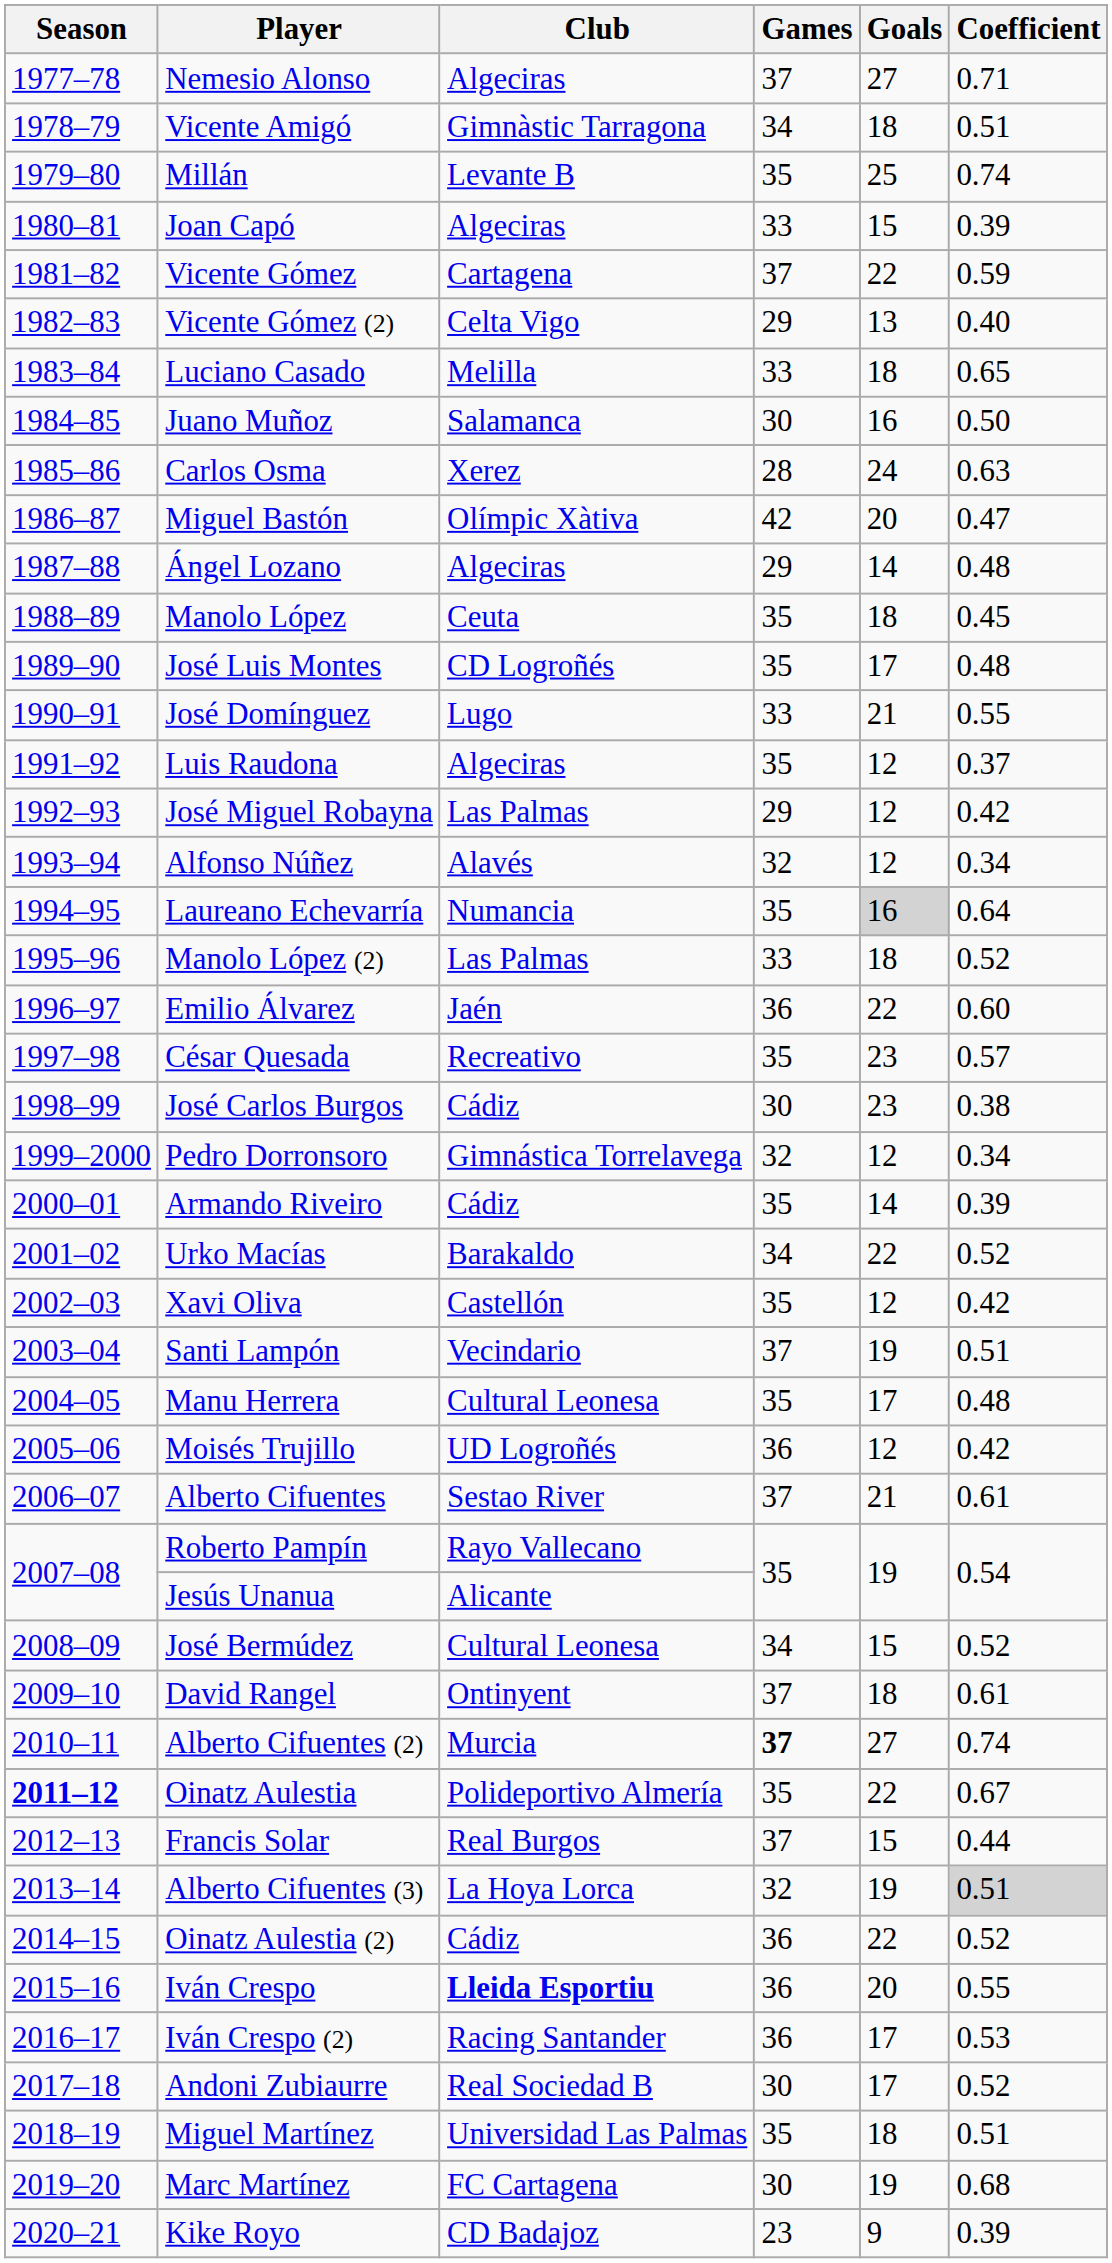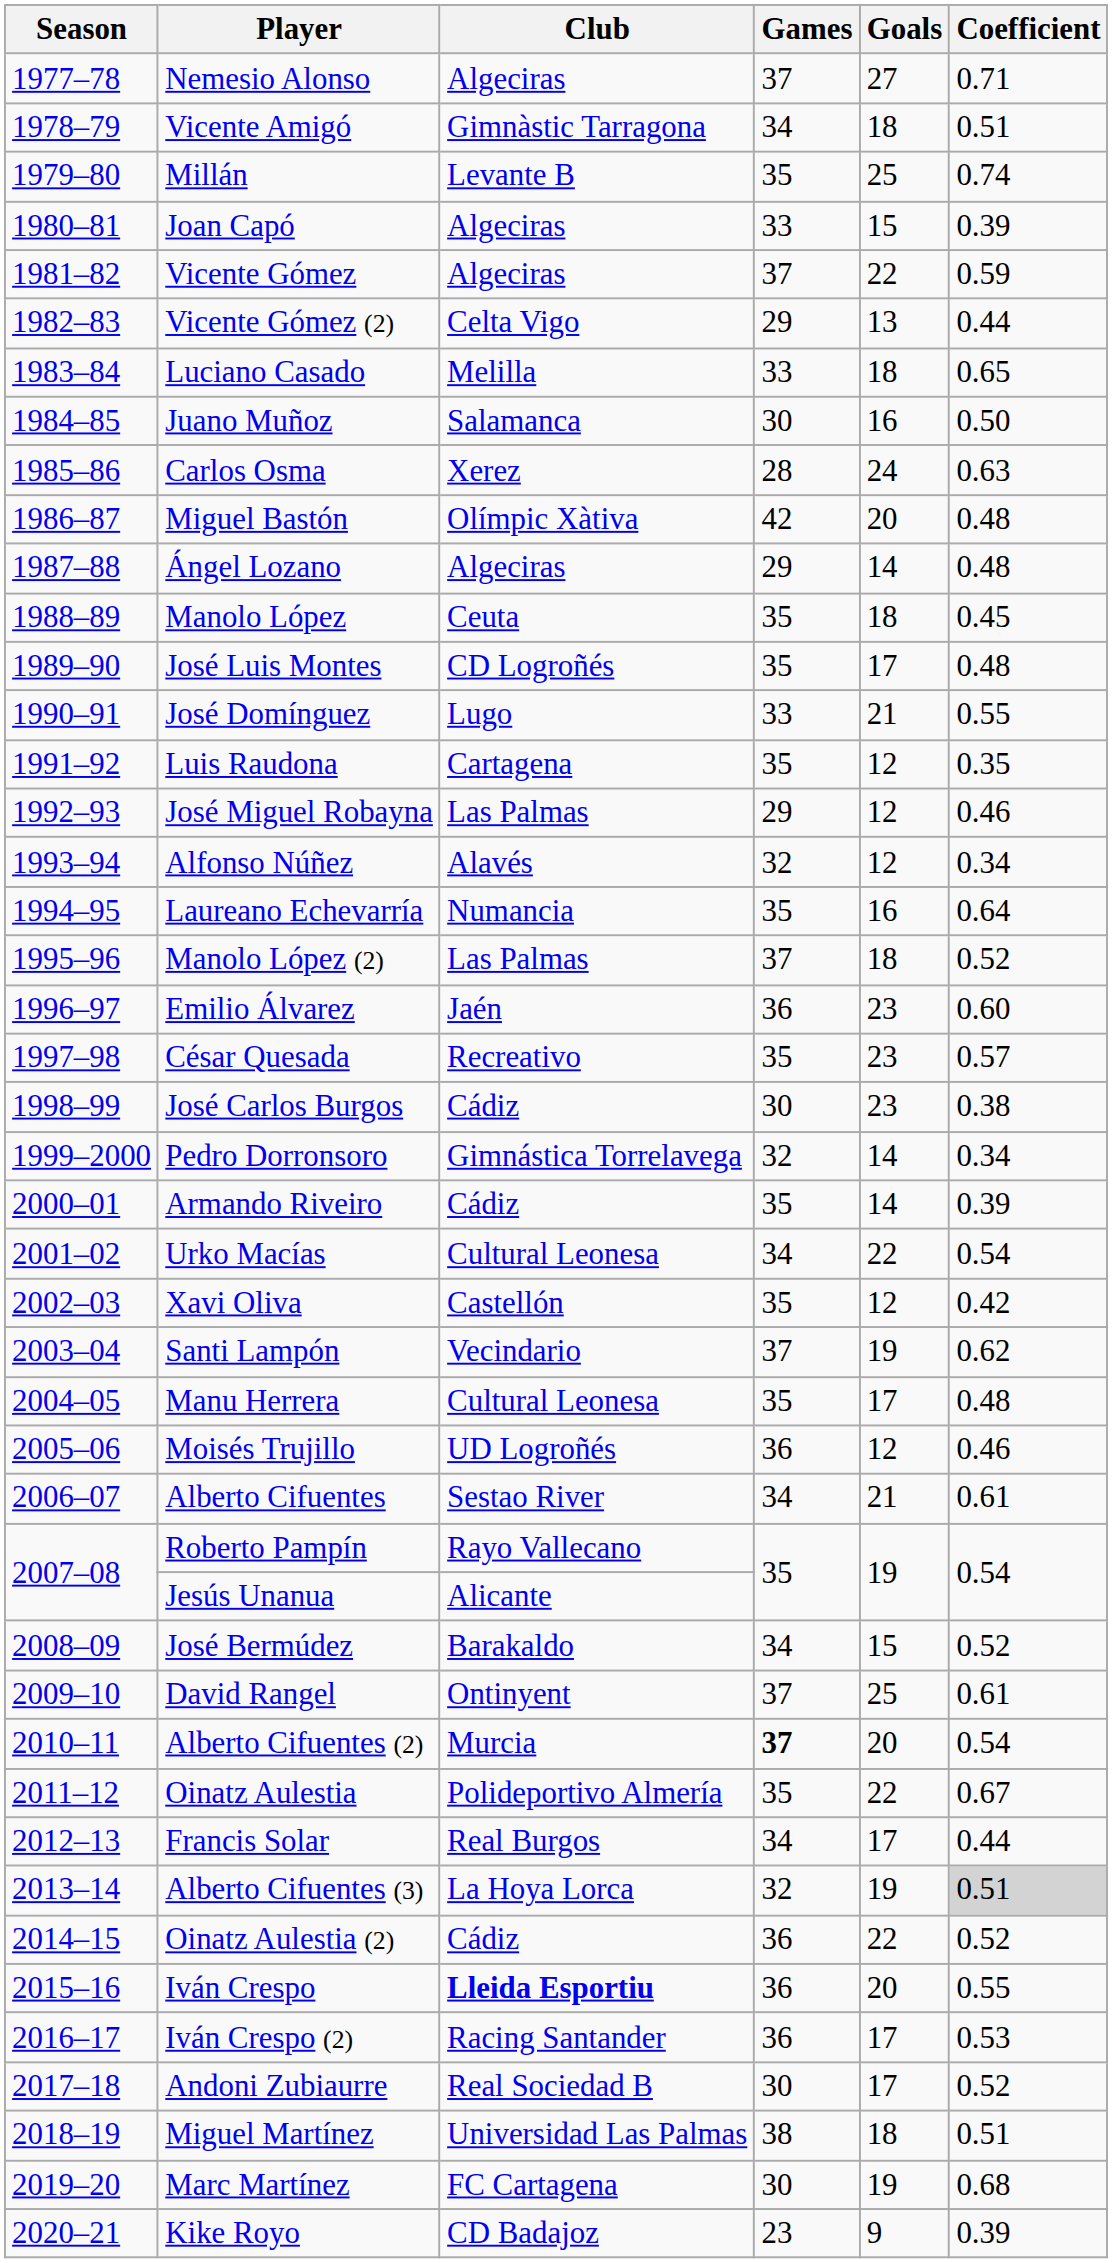(510, 273) Cartagena -> (506, 273) Algeciras
(983, 322) 0.40 -> (983, 322) 0.44
(983, 518) 0.47 -> (983, 518) 0.48
(506, 763) Algeciras -> (510, 763) Cartagena
(983, 763) 0.37 -> (983, 763) 0.35
(983, 812) 0.42 -> (983, 812) 0.46
(882, 910) lightgrey background -> (882, 910) no background
(777, 959) 33 -> (777, 959) 37
(882, 1008) 22 -> (882, 1008) 23
(882, 1155) 12 -> (882, 1155) 14
(511, 1253) Barakaldo -> (553, 1253) Cultural Leonesa
(983, 1253) 0.52 -> (983, 1253) 0.54
(983, 1351) 0.51 -> (983, 1351) 0.62
(983, 1449) 0.42 -> (983, 1449) 0.46
(777, 1498) 37 -> (777, 1498) 34
(553, 1645) Cultural Leonesa -> (511, 1645) Barakaldo
(882, 1694) 18 -> (882, 1694) 25
(882, 1743) 27 -> (882, 1743) 20
(983, 1743) 0.74 -> (983, 1743) 0.54
(65, 1792) bold -> (66, 1792) normal
(777, 1841) 37 -> (777, 1841) 34
(882, 1841) 15 -> (882, 1841) 17
(777, 2134) 35 -> (777, 2134) 38
